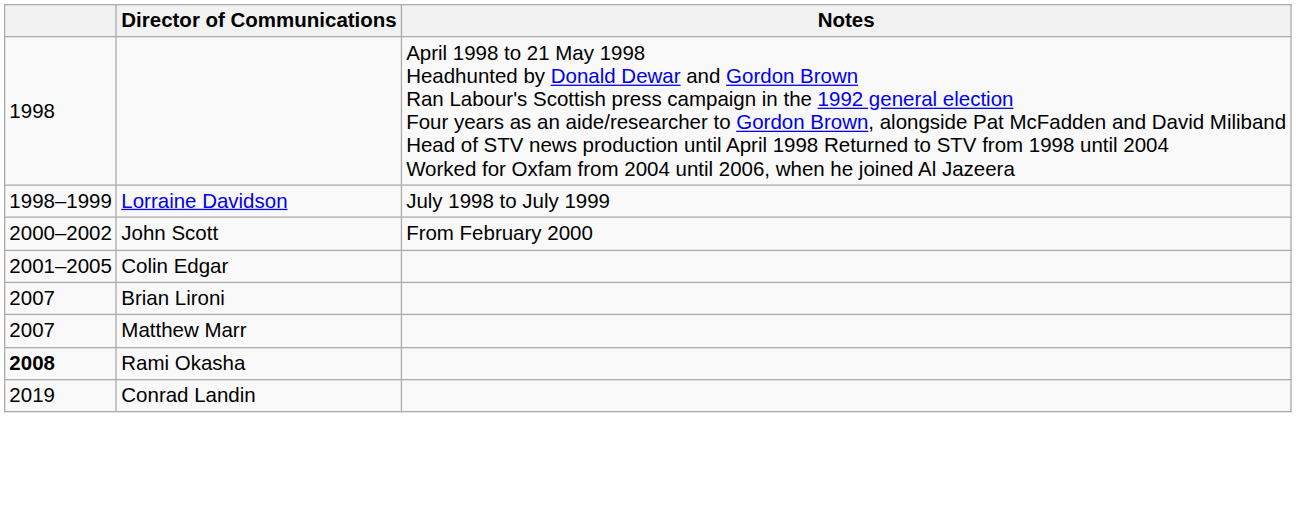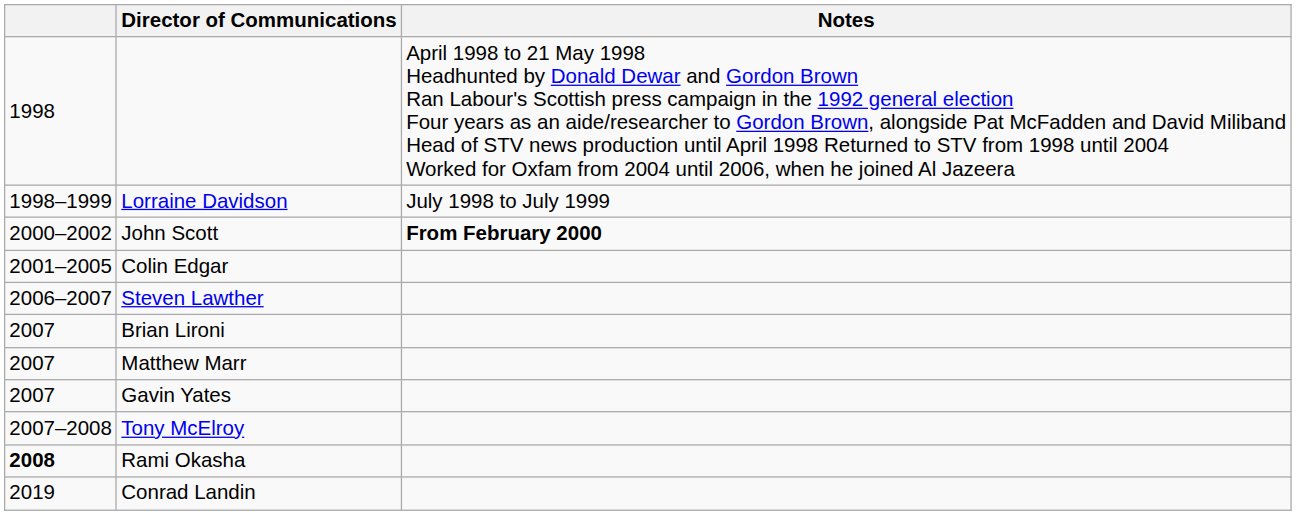(499, 233) normal -> (504, 233) bold
+ row: (192, 298)
+ row: (176, 395)
+ row: (183, 428)
